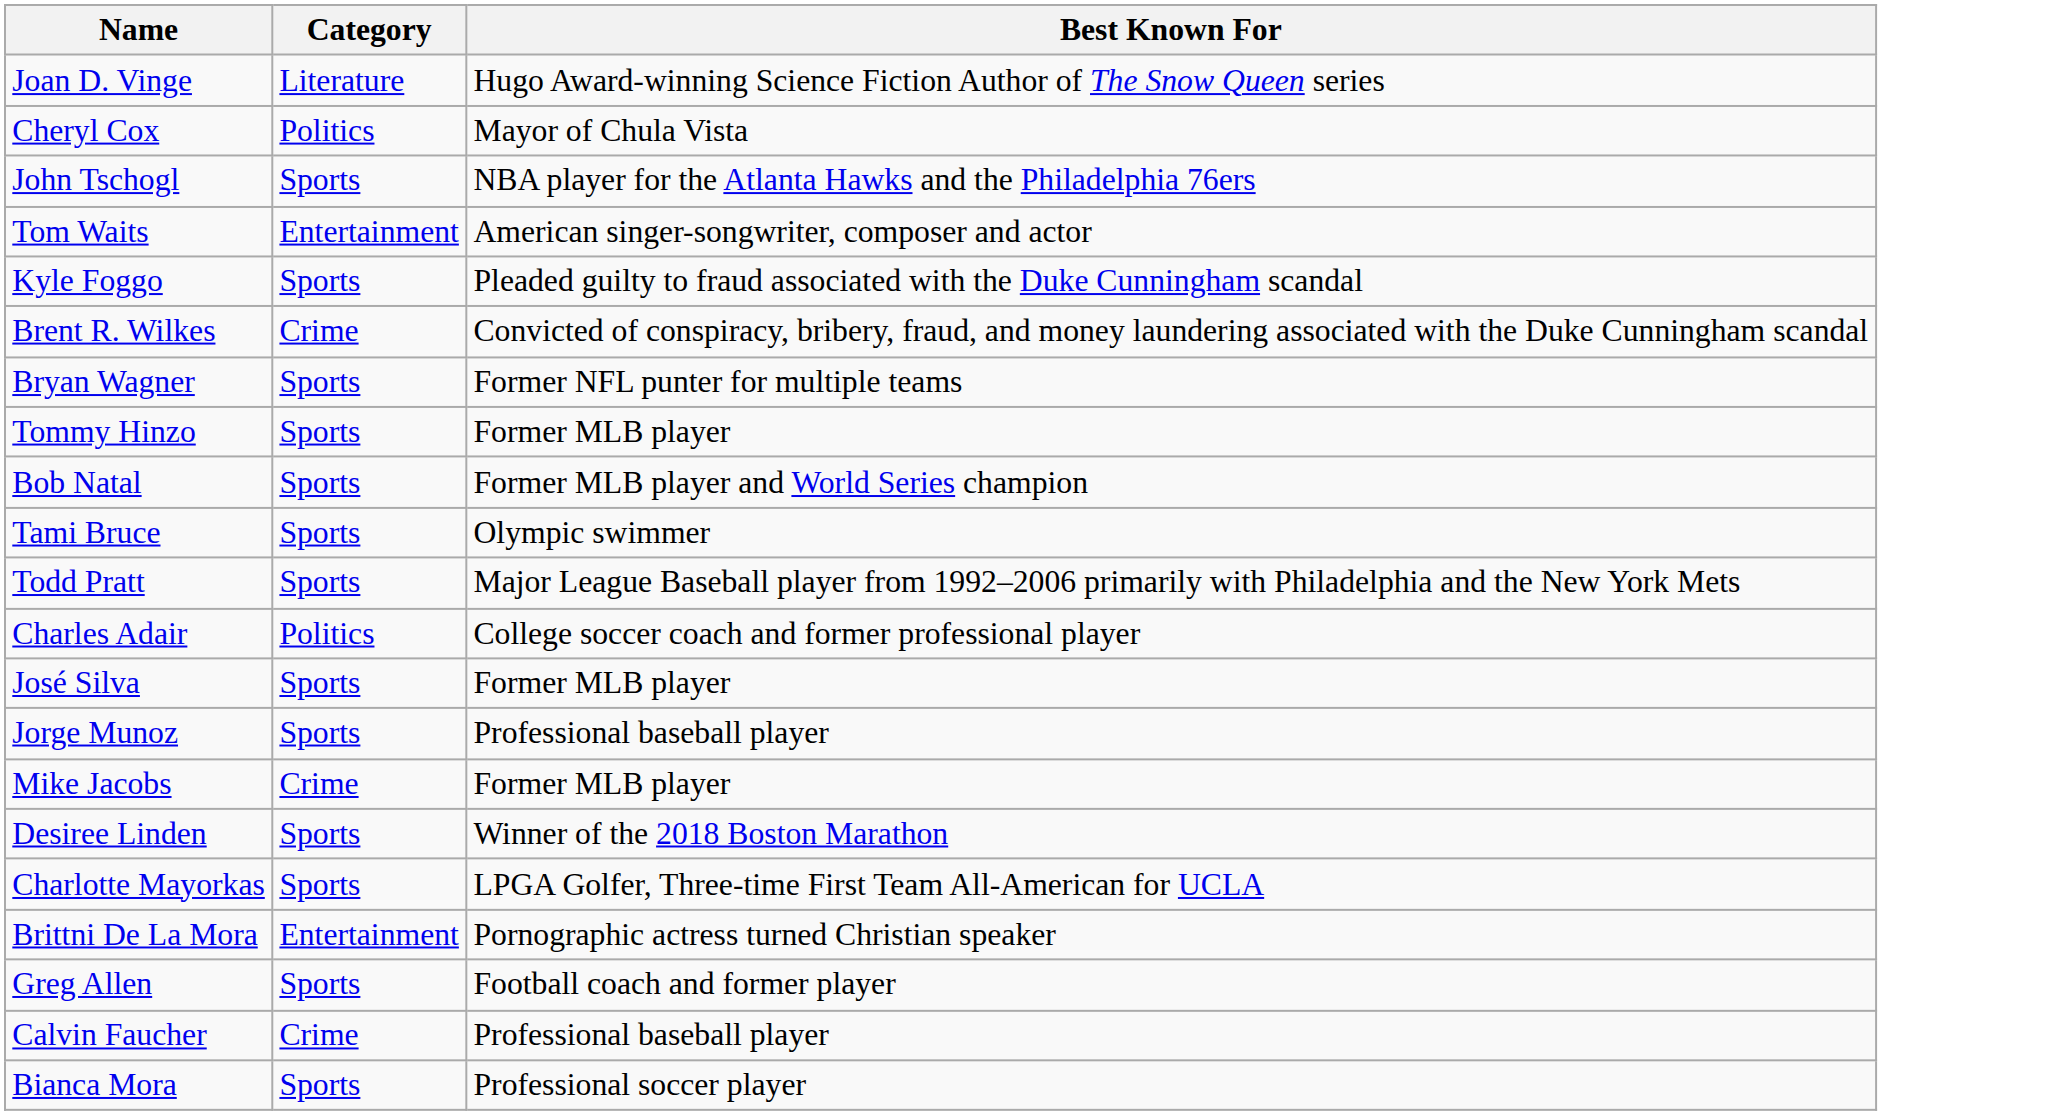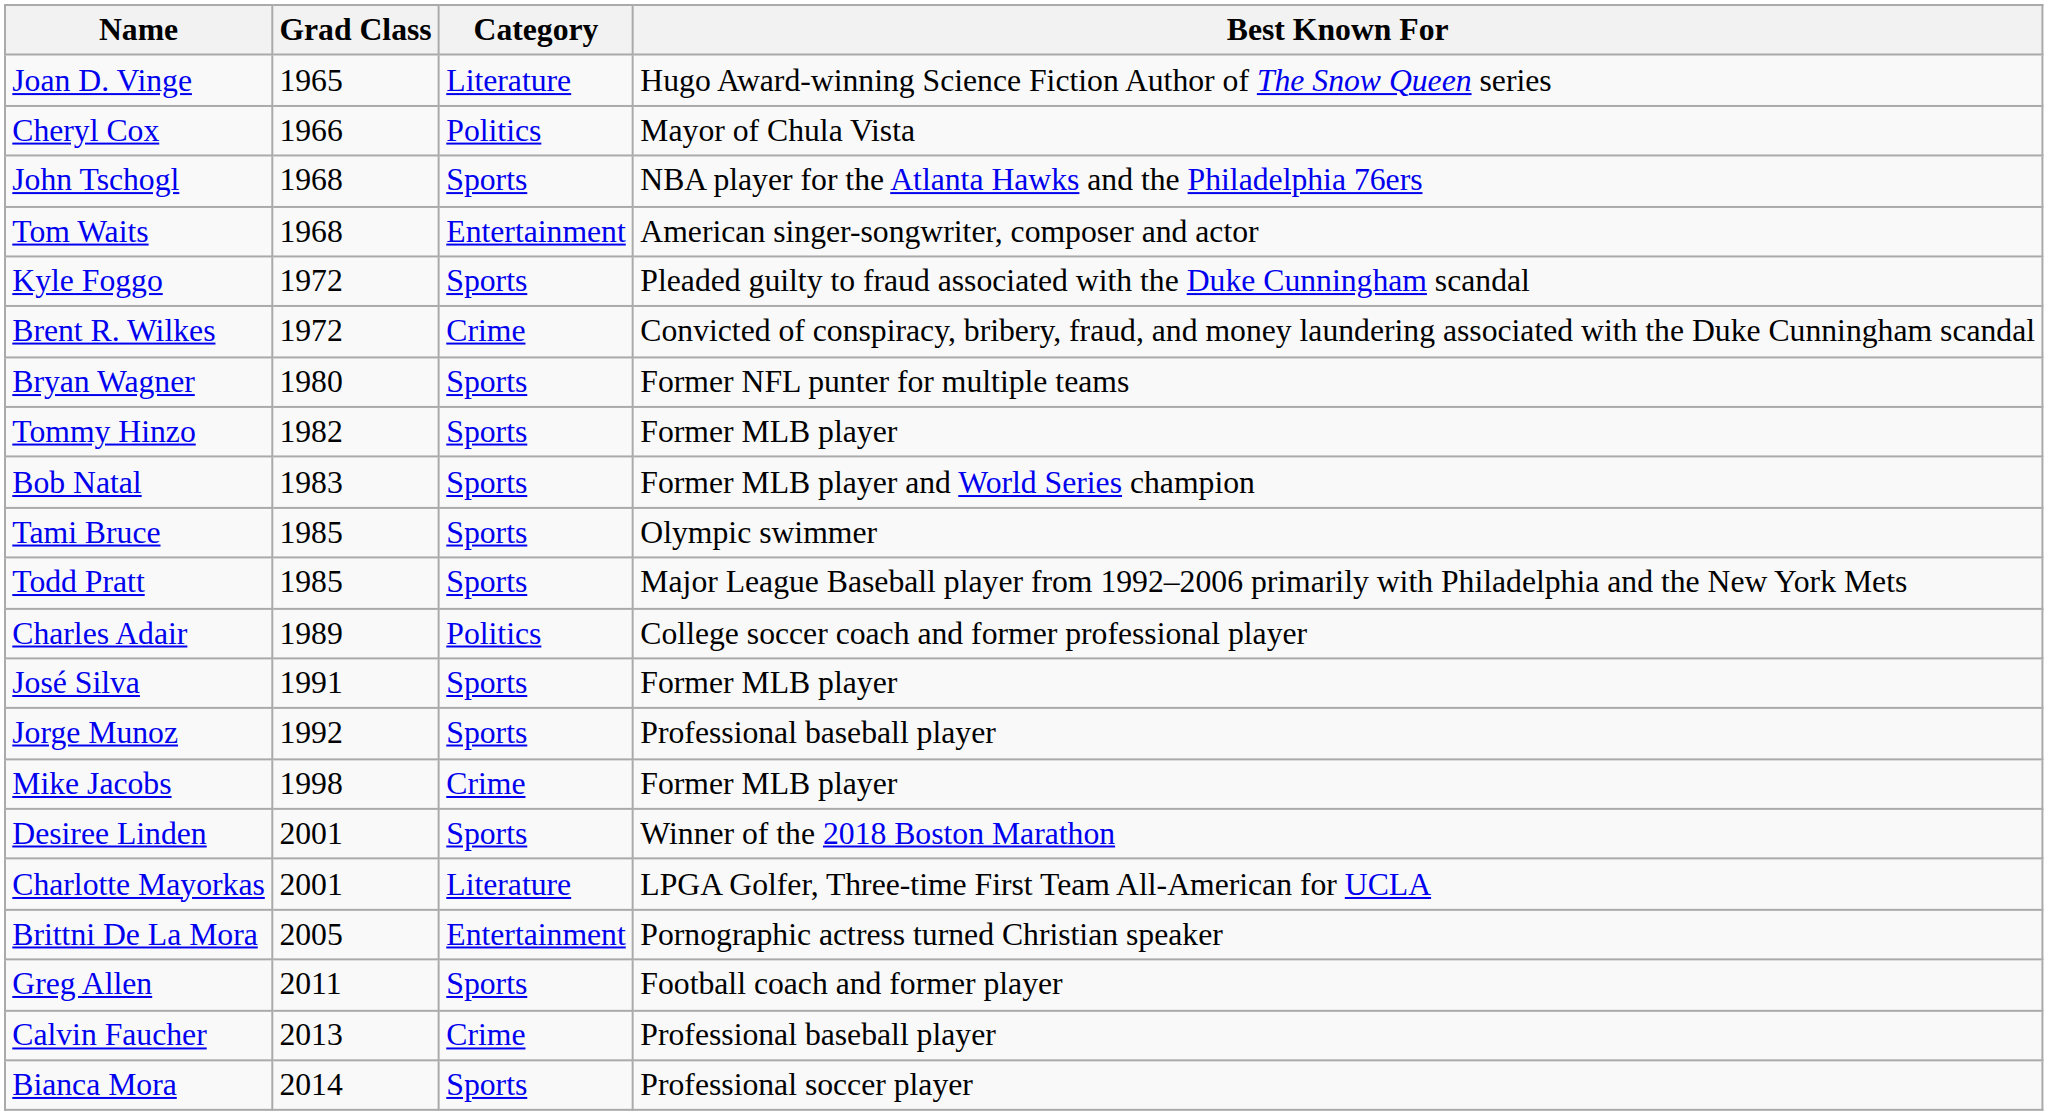+ column: (356, 29)
(320, 883) Sports -> (509, 883) Literature
